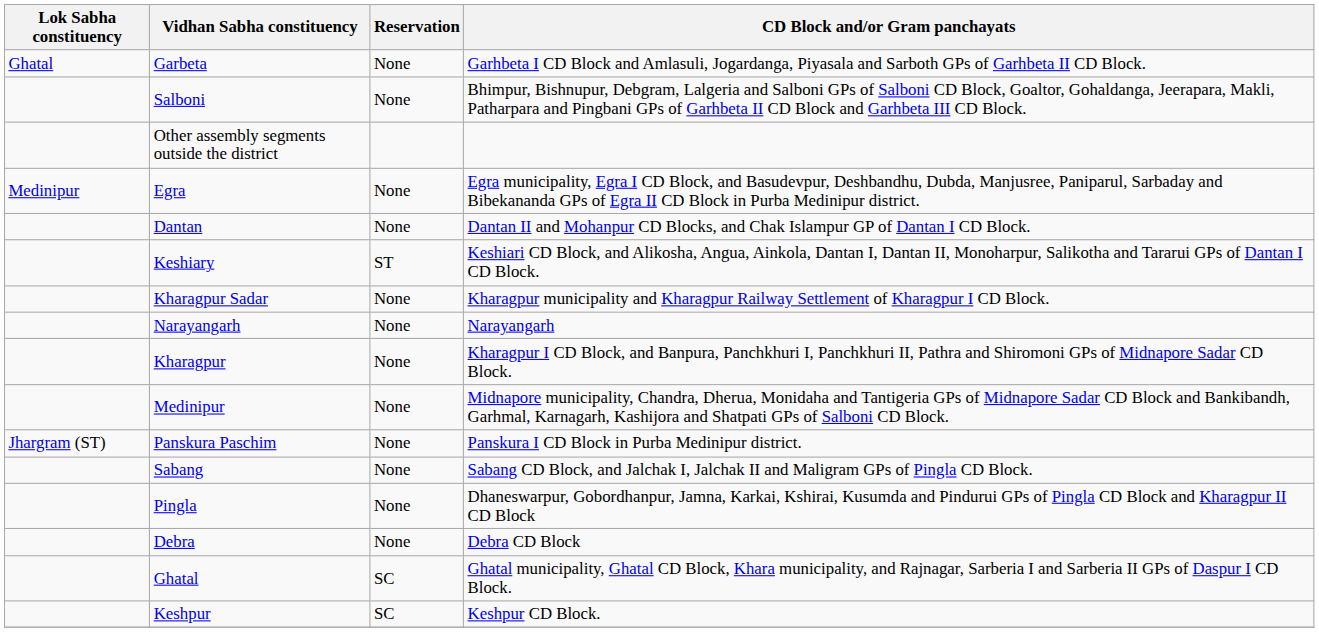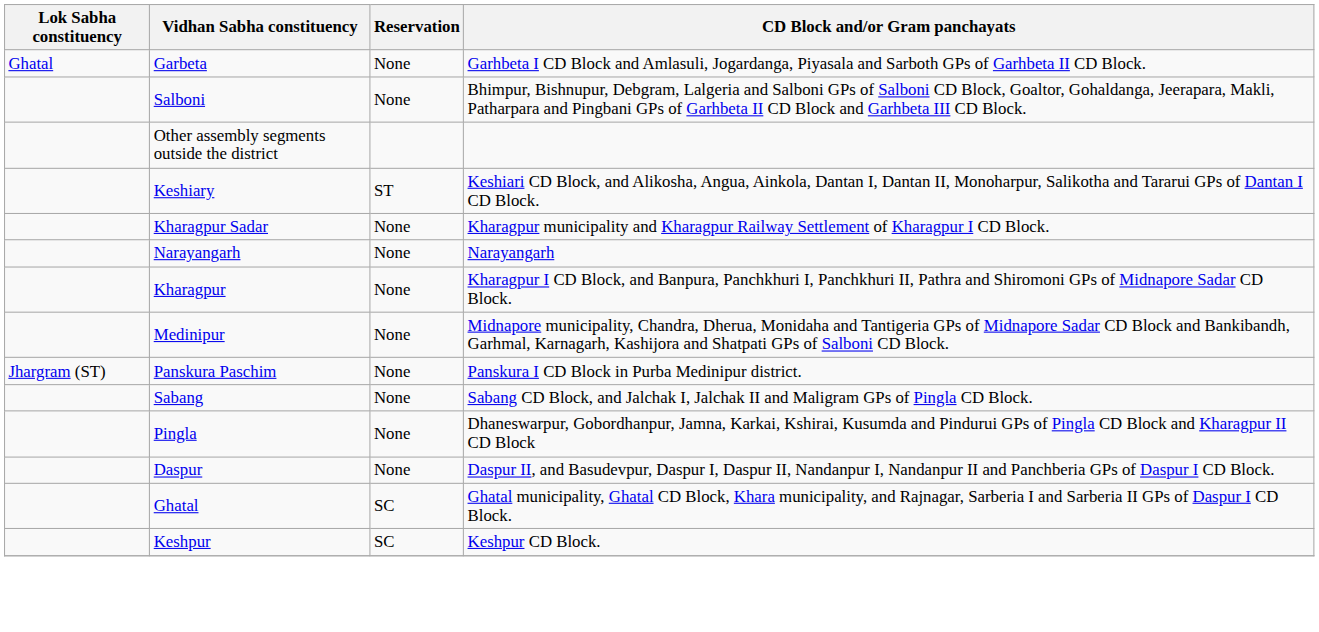- row: (170, 190)
- row: (178, 226)
- row: (174, 542)
+ row: (178, 469)
